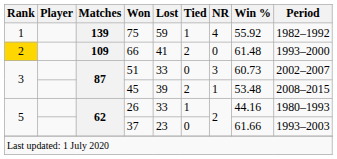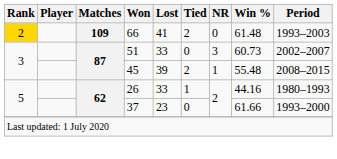- row: (133, 32)
(303, 51) 1993–2000 -> (303, 32) 1993–2003
(248, 88) 53.48 -> (248, 70) 55.48
(303, 126) 1993–2003 -> (303, 107) 1993–2000
